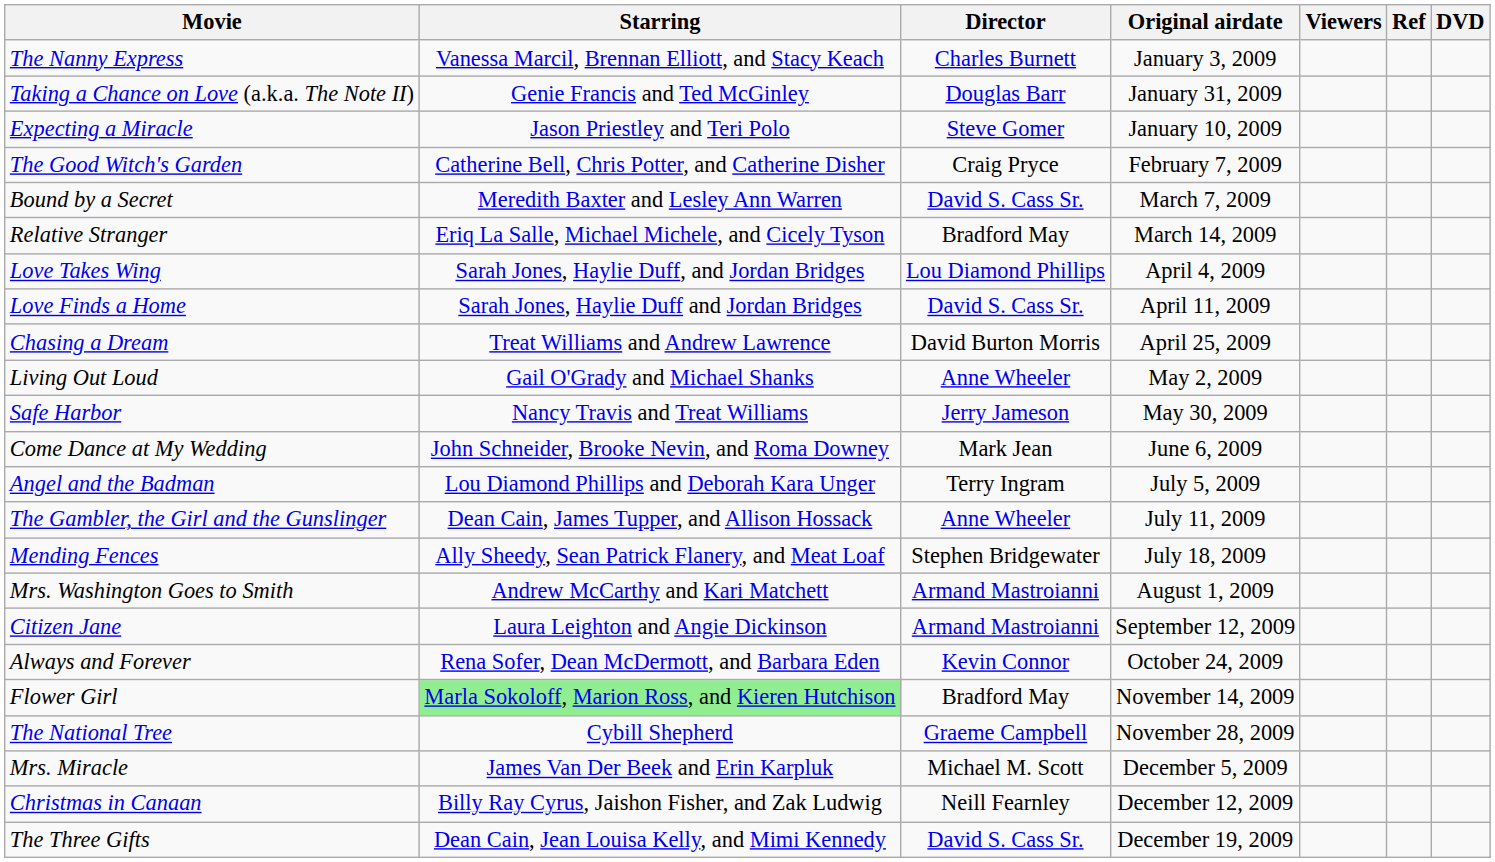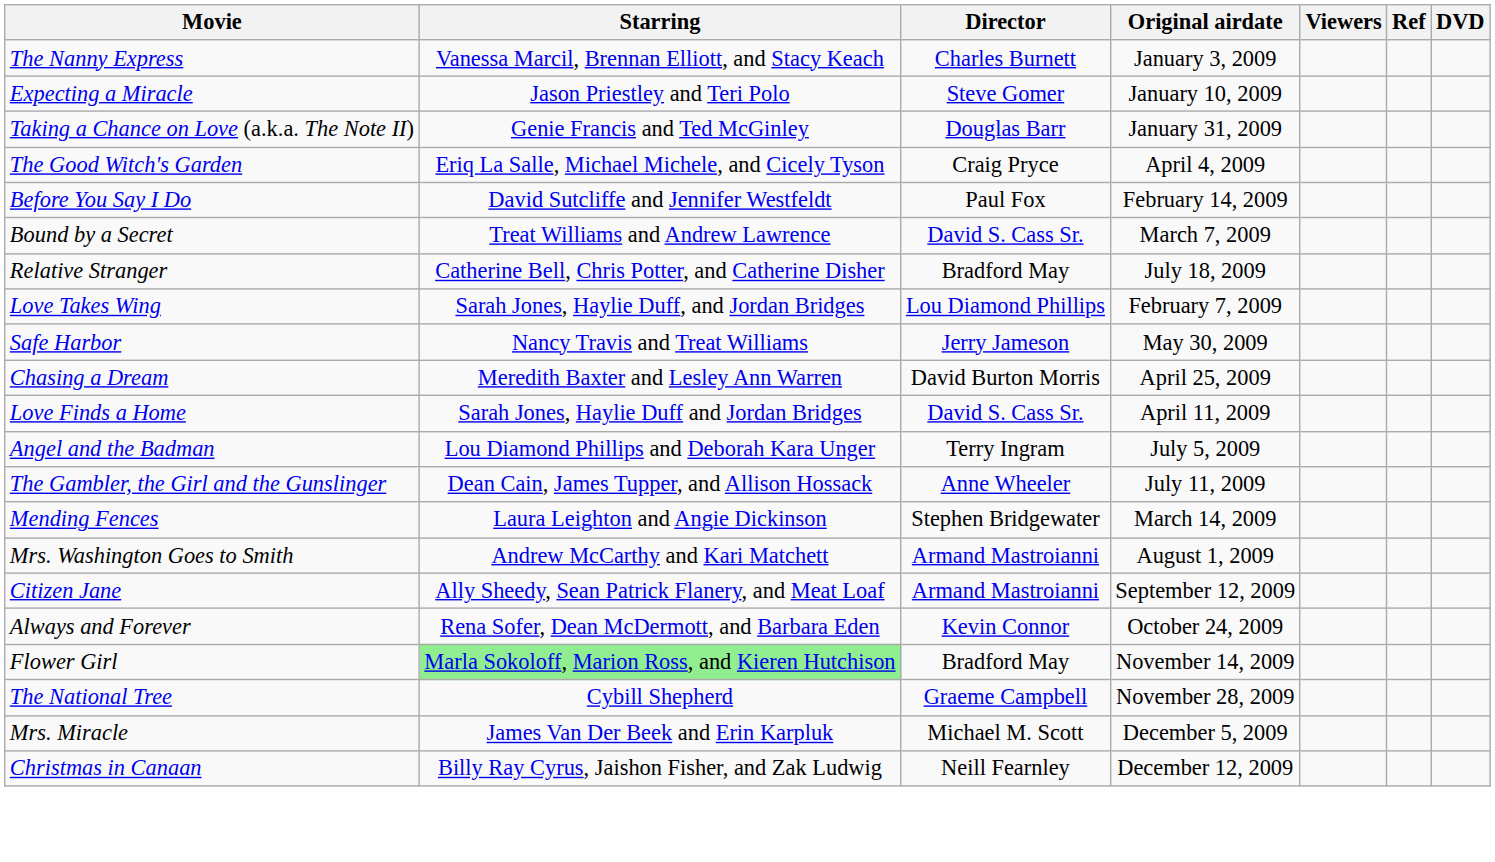rows swapped: (101, 128) <-> (212, 93)
(660, 164) Catherine Bell, Chris Potter, and Catherine Disher -> (660, 164) Eriq La Salle, Michael Michele, and Cicely Tyson
(1205, 164) February 7, 2009 -> (1205, 164) April 4, 2009
+ row: (100, 199)
(660, 199) Meredith Baxter and Lesley Ann Warren -> (660, 235) Treat Williams and Andrew Lawrence
(660, 235) Eriq La Salle, Michael Michele, and Cicely Tyson -> (660, 270) Catherine Bell, Chris Potter, and Catherine Disher
(1205, 235) March 14, 2009 -> (1205, 270) July 18, 2009
(1205, 270) April 4, 2009 -> (1205, 306) February 7, 2009
rows swapped: (98, 306) <-> (66, 413)
(660, 341) Treat Williams and Andrew Lawrence -> (660, 377) Meredith Baxter and Lesley Ann Warren
- row: (84, 377)
- row: (138, 448)
(660, 555) Ally Sheedy, Sean Patrick Flanery, and Meat Loaf -> (660, 519) Laura Leighton and Angie Dickinson
(1205, 555) July 18, 2009 -> (1205, 519) March 14, 2009
(660, 626) Laura Leighton and Angie Dickinson -> (660, 590) Ally Sheedy, Sean Patrick Flanery, and Meat Loaf
- row: (80, 839)
